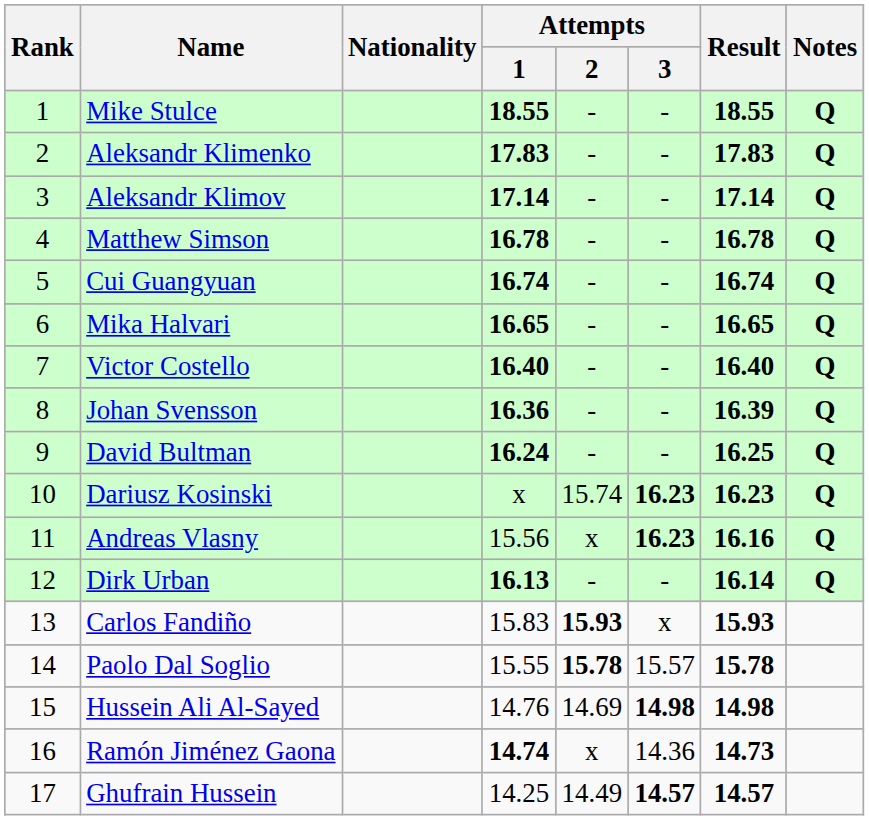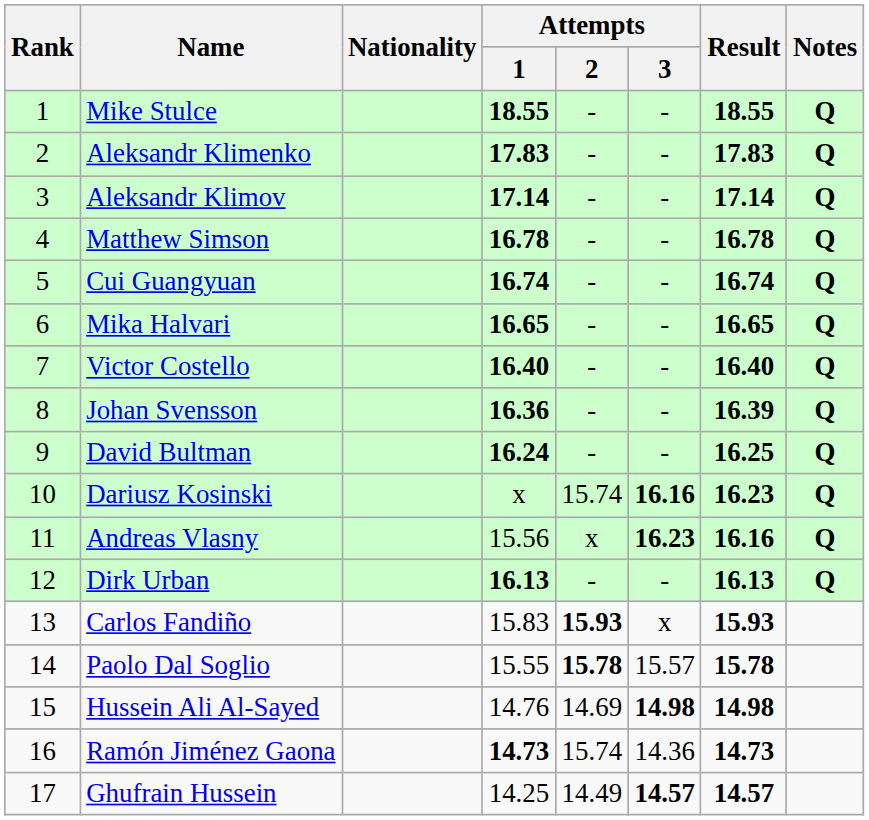(665, 494) 16.23 -> (665, 494) 16.16
(744, 580) 16.14 -> (744, 580) 16.13
(519, 750) 14.74 -> (519, 750) 14.73
(592, 750) x -> (592, 750) 15.74
